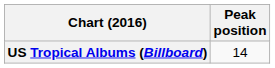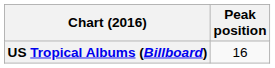(240, 52) 14 -> (240, 52) 16
